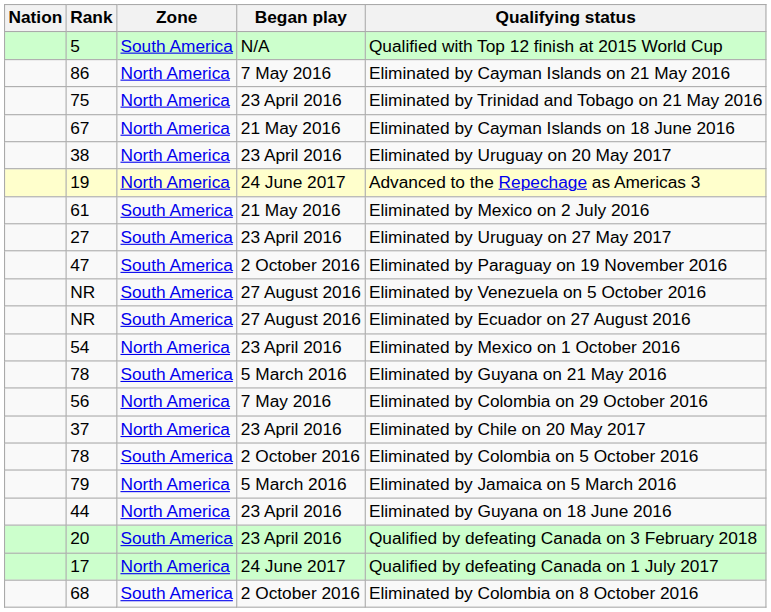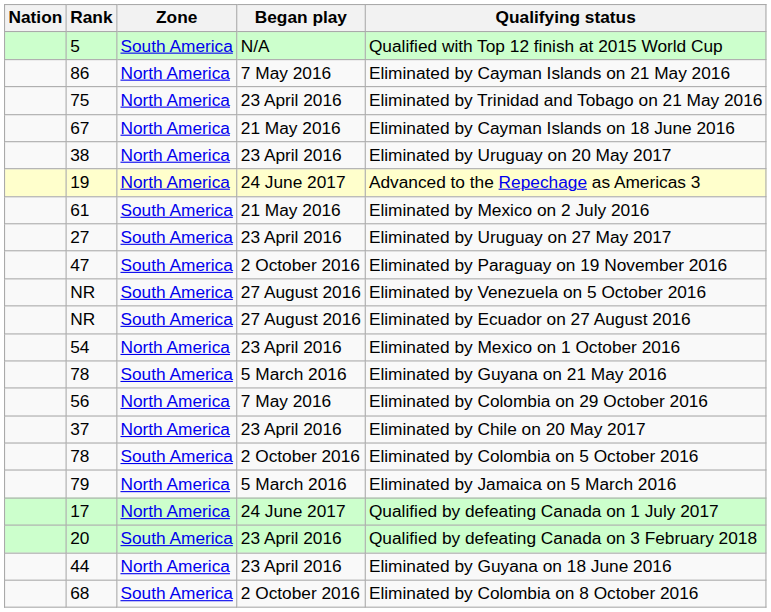rows swapped: (80, 511) <-> (80, 566)
